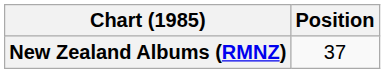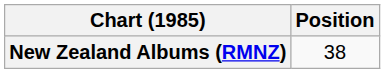(335, 52) 37 -> (335, 52) 38
